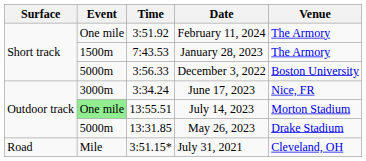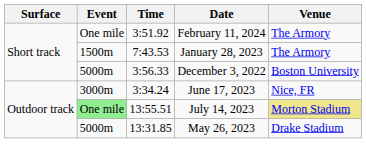(311, 109) no background -> (311, 109) khaki background
- row: (210, 147)
